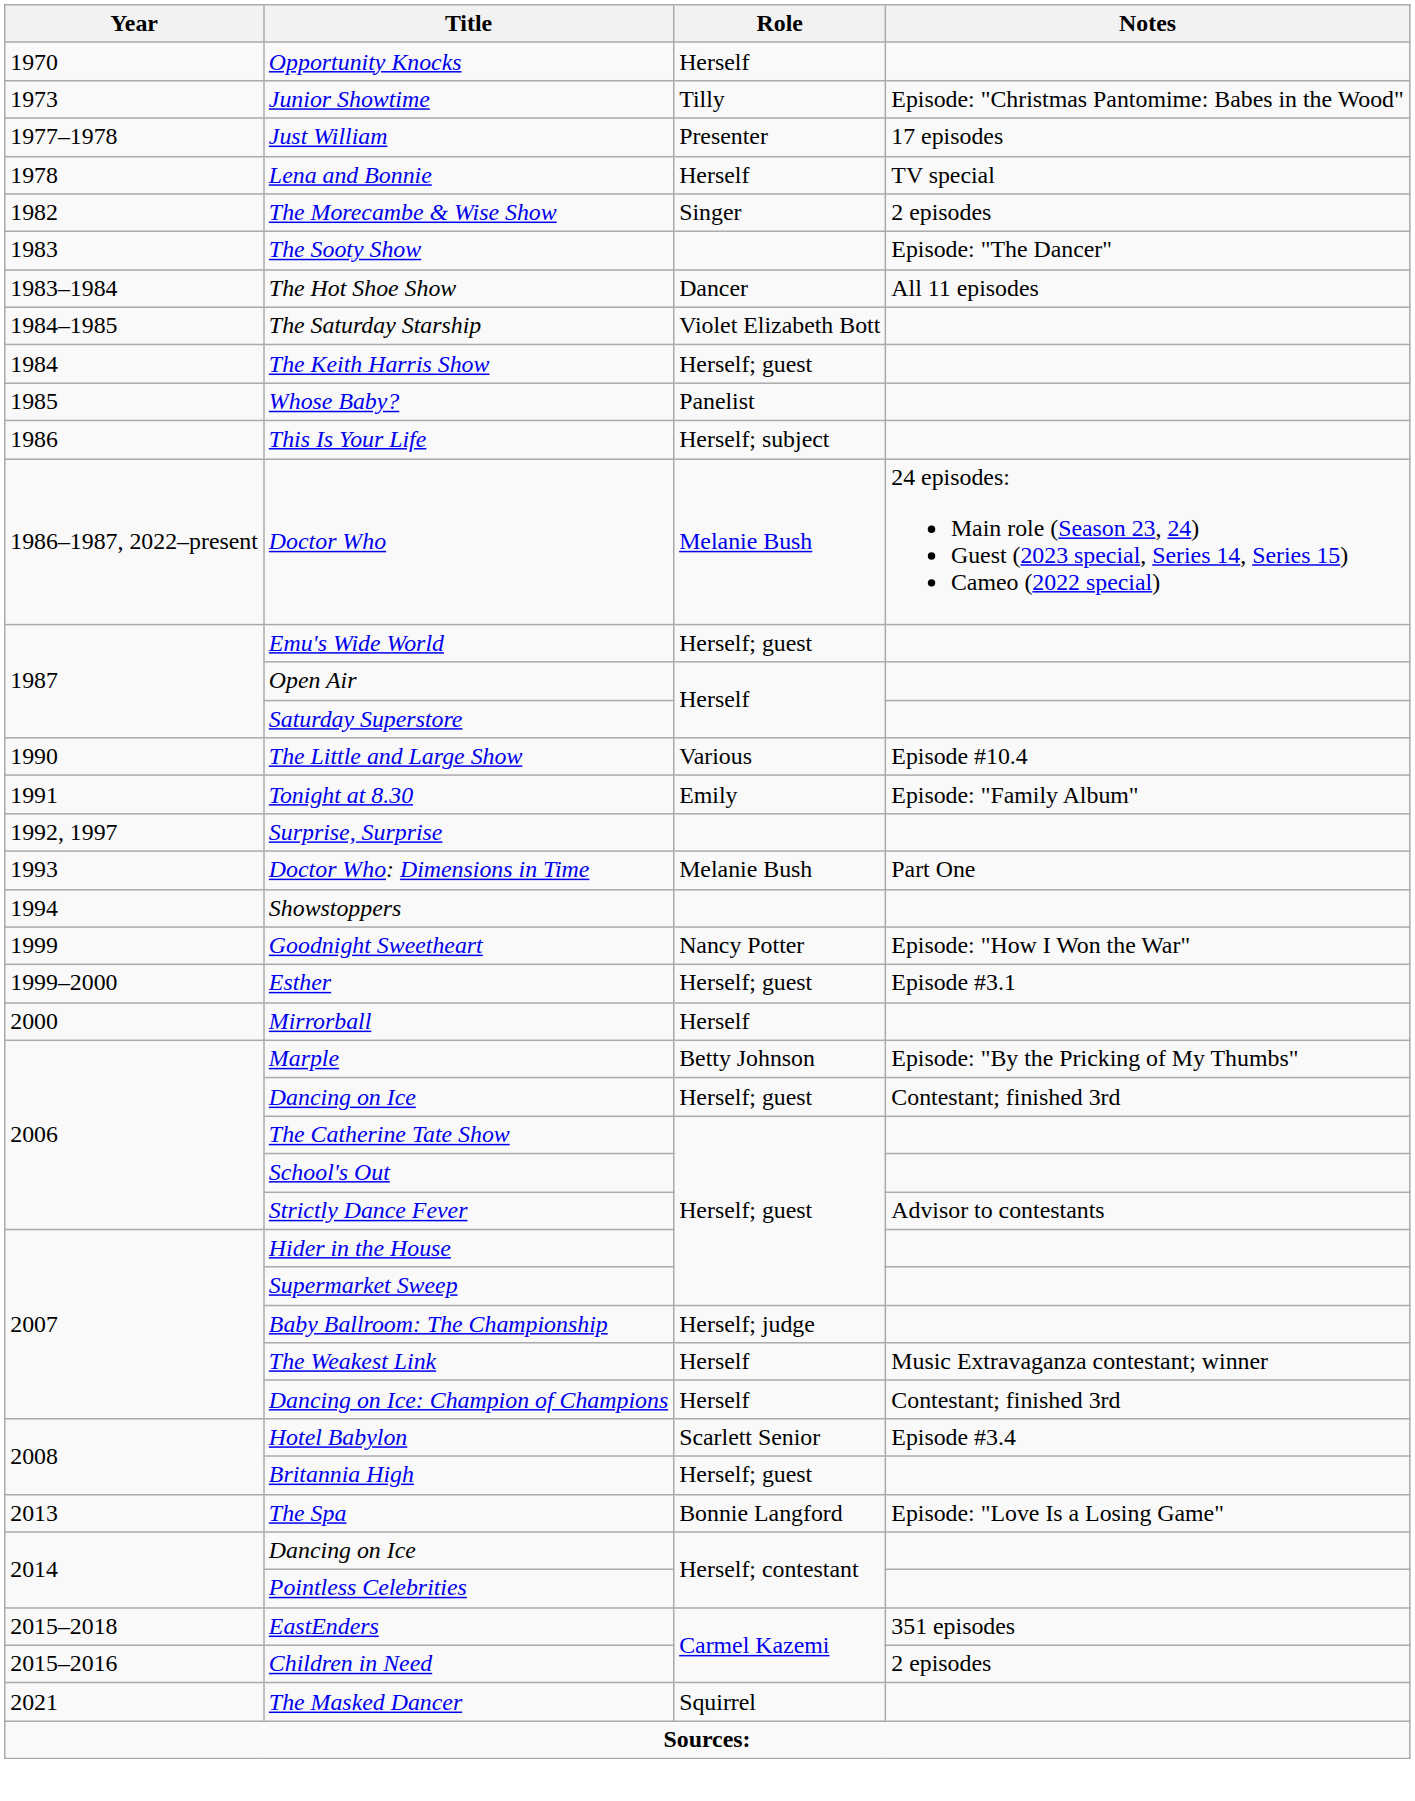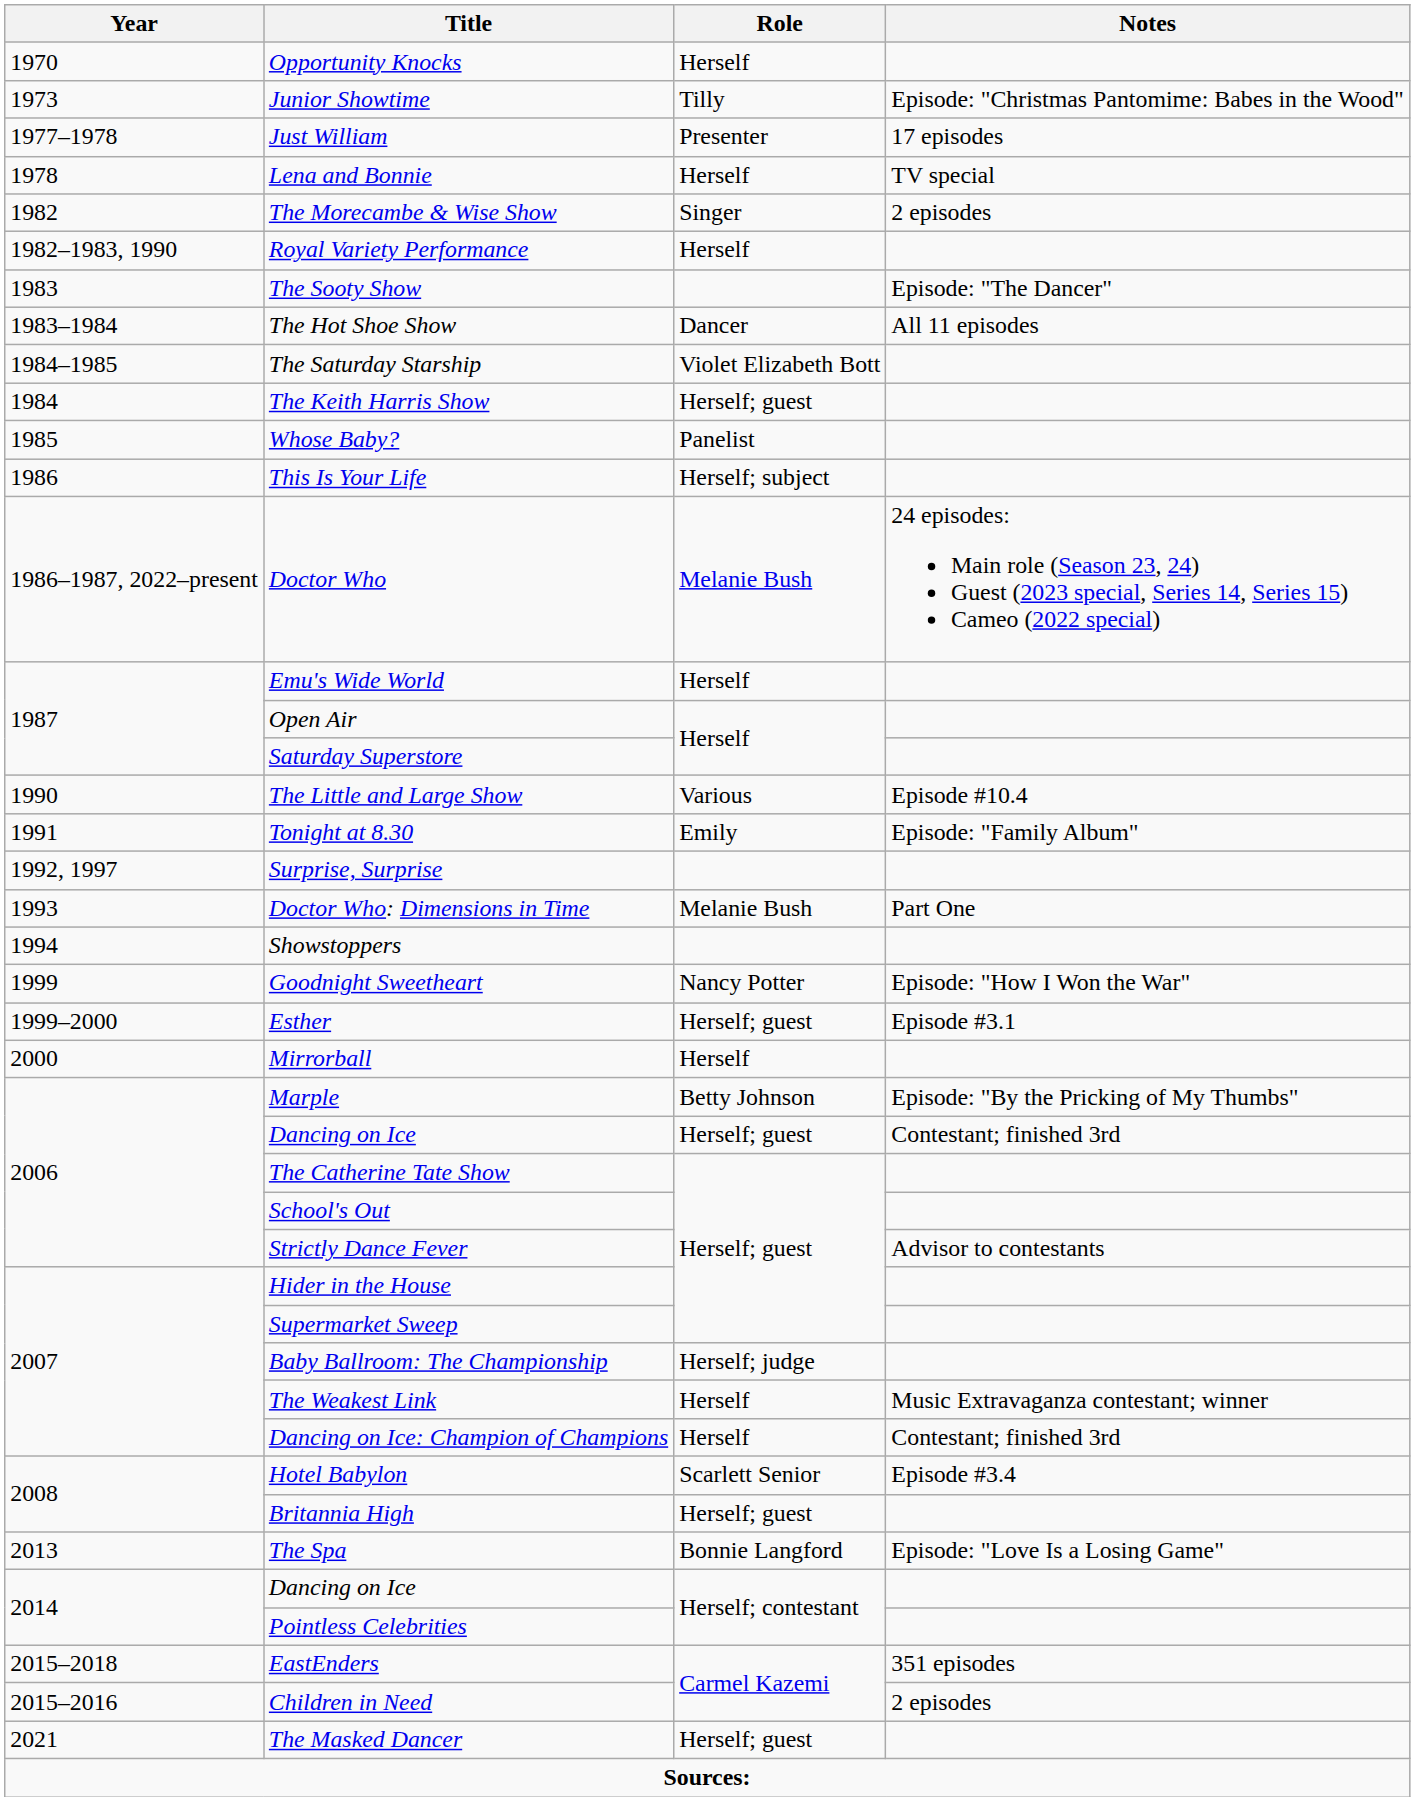+ row: (94, 250)
(746, 643) Herself; guest -> (714, 680) Herself
(718, 1701) Squirrel -> (746, 1739) Herself; guest
